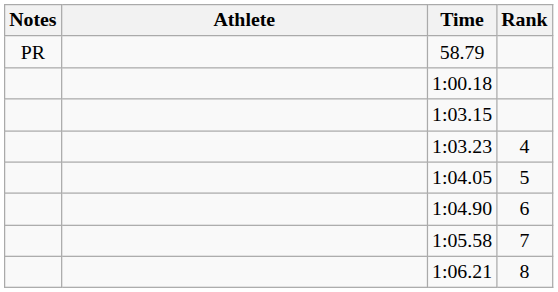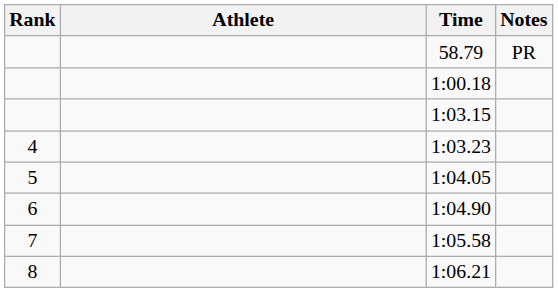columns swapped: (524, 20) <-> (33, 20)
